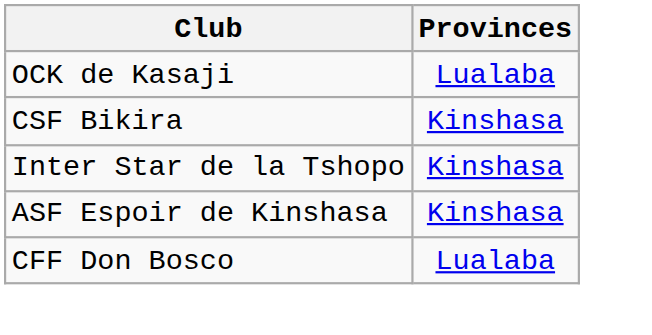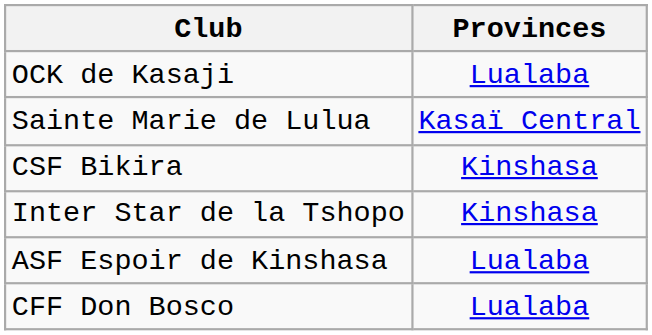+ row: (191, 121)
(495, 214) Kinshasa -> (529, 260) Lualaba
